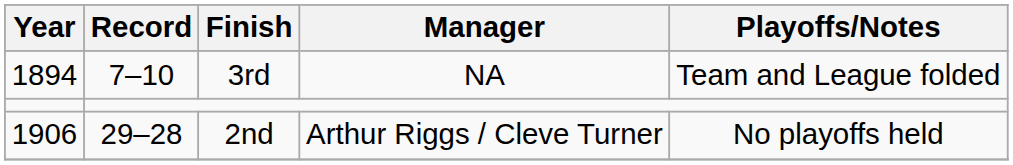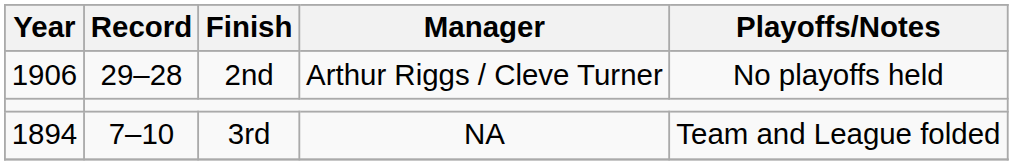rows swapped: (249, 74) <-> (249, 134)
